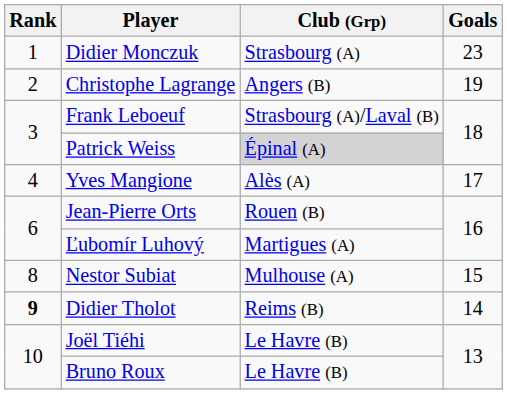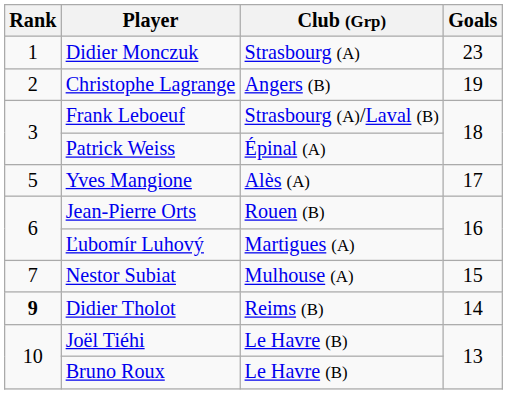(285, 148) lightgrey background -> (285, 148) no background
(33, 180) 4 -> (33, 180) 5
(33, 276) 8 -> (33, 276) 7
